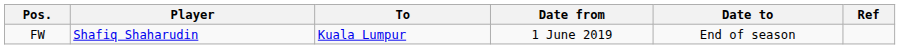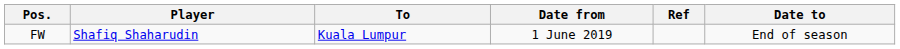columns swapped: (748, 14) <-> (869, 14)
